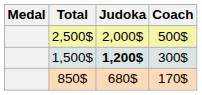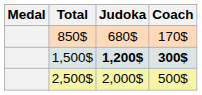rows swapped: (72, 36) <-> (72, 79)
(173, 57) normal -> (173, 57) bold
